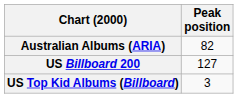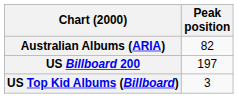(207, 64) 127 -> (207, 64) 197
